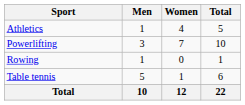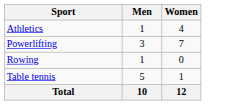- column: (221, 12)
